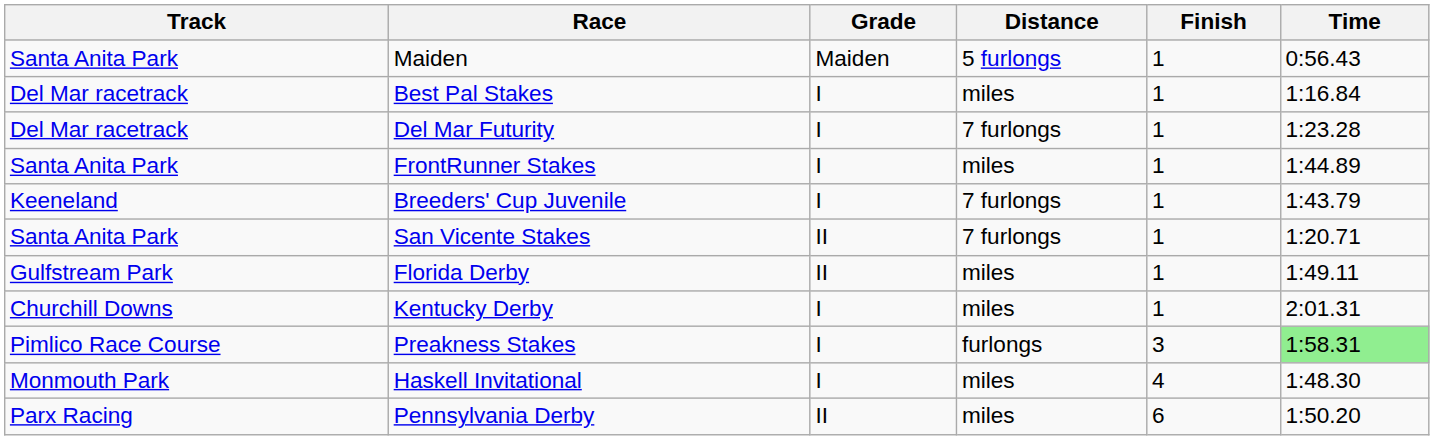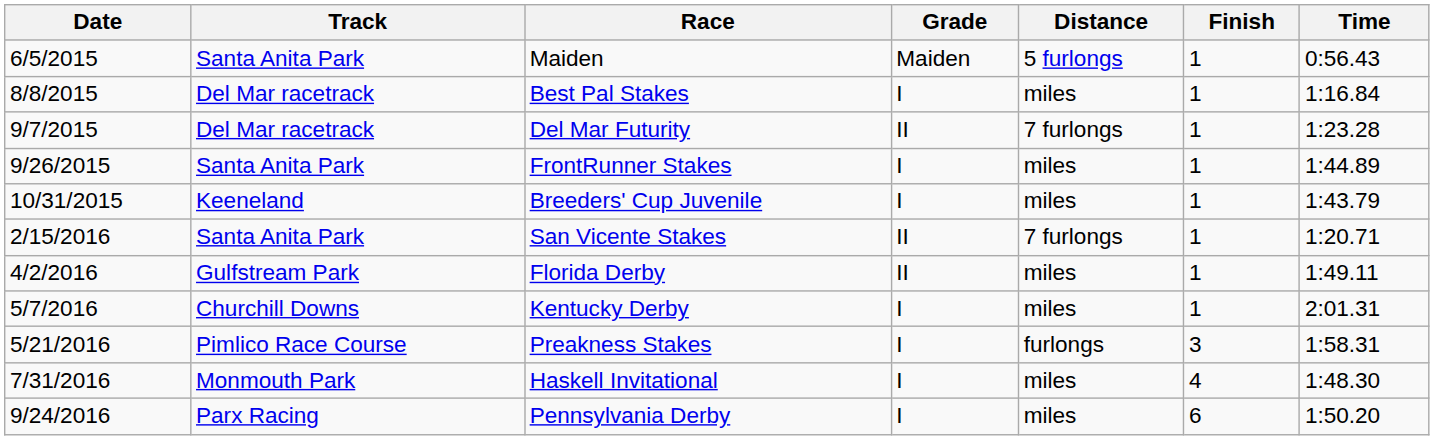+ column: (98, 22)
(819, 129) I -> (903, 129) II
(1012, 201) 7 furlongs -> (1050, 201) miles
(1323, 344) lightgreen background -> (1343, 344) no background
(822, 415) II -> (899, 415) I
